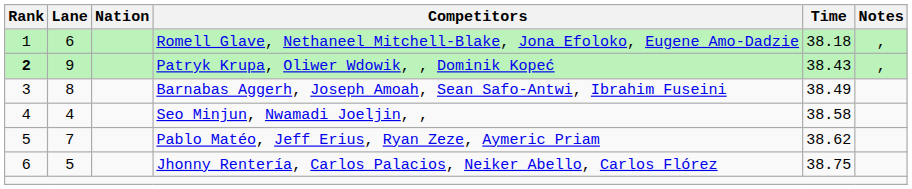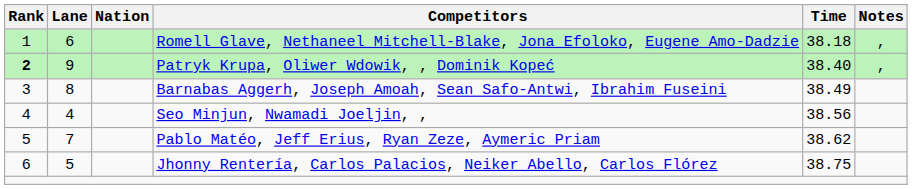(829, 66) 38.43 -> (829, 66) 38.40
(829, 115) 38.58 -> (829, 115) 38.56
